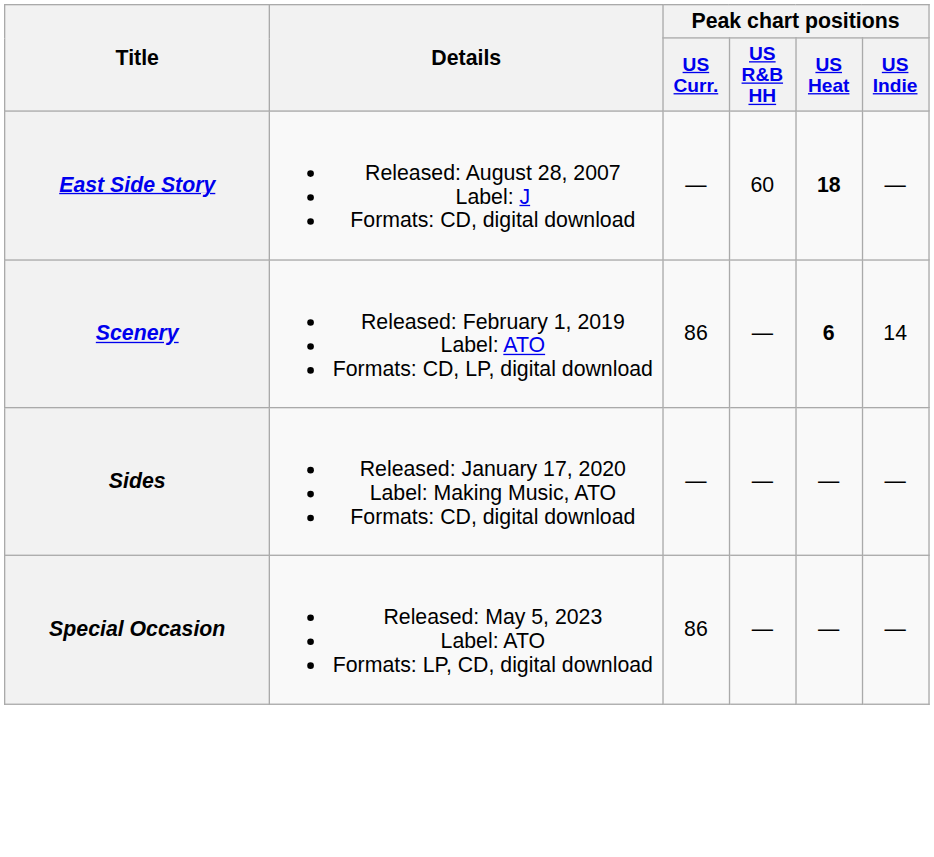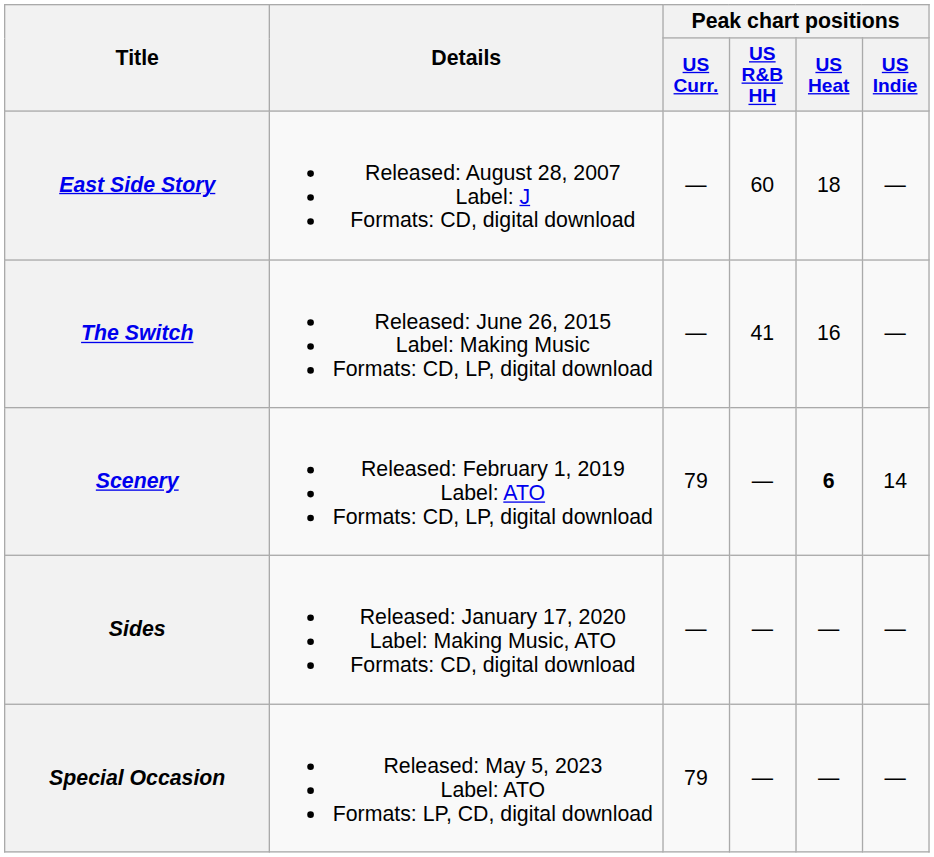(829, 185) bold -> (829, 185) normal
+ row: (137, 333)
(696, 333) 86 -> (696, 481) 79
(696, 629) 86 -> (696, 777) 79
